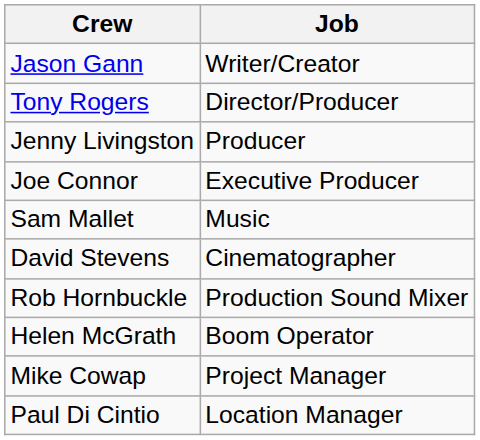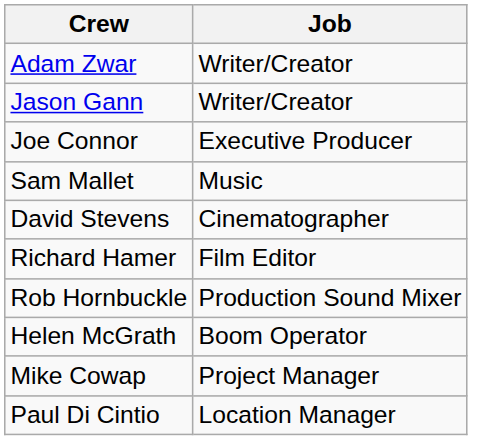+ row: (73, 63)
- row: (80, 102)
- row: (102, 141)
+ row: (93, 258)
